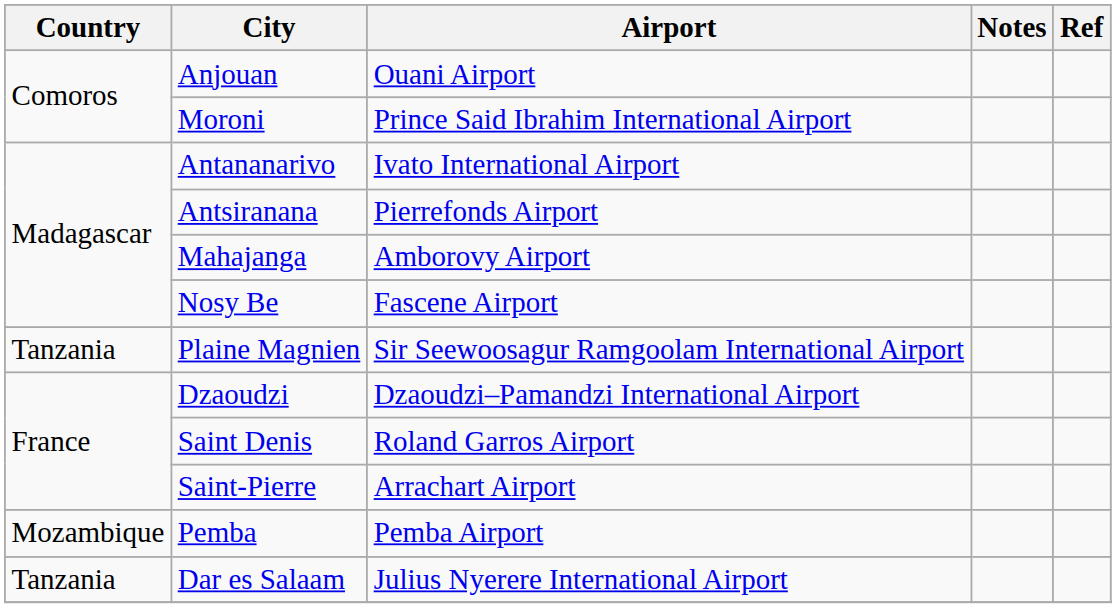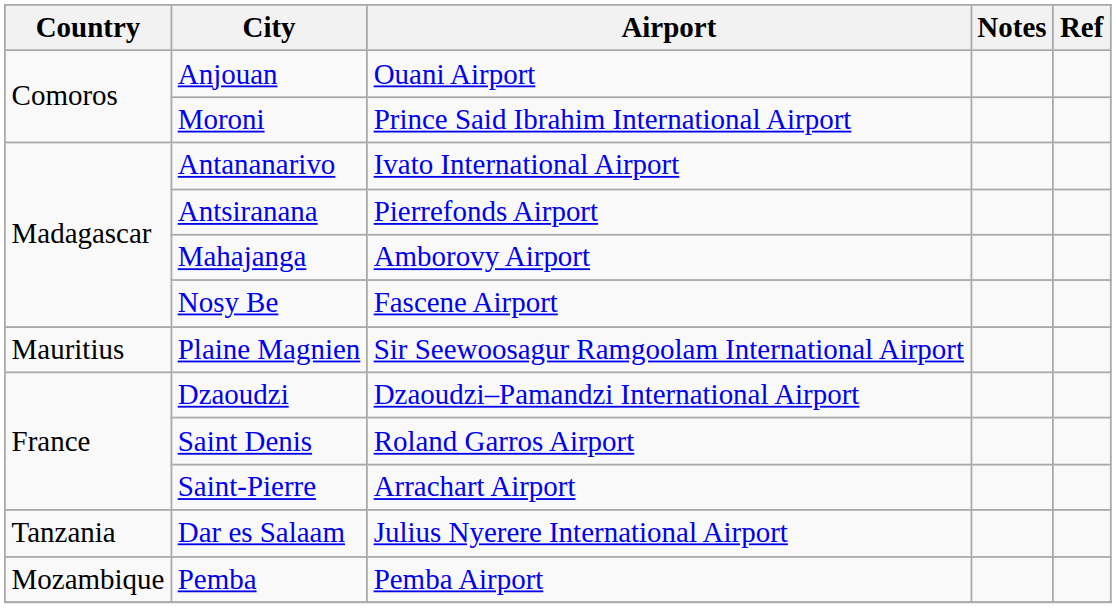(64, 348) Tanzania -> (68, 348) Mauritius
rows swapped: (217, 532) <-> (261, 578)
